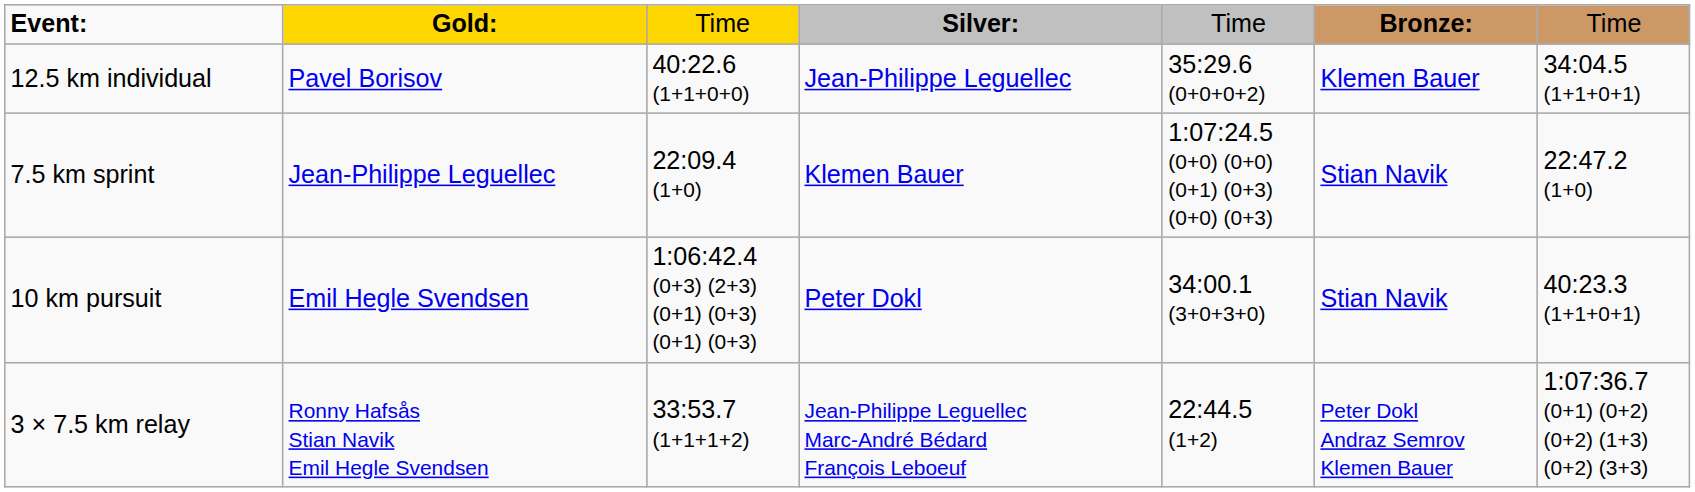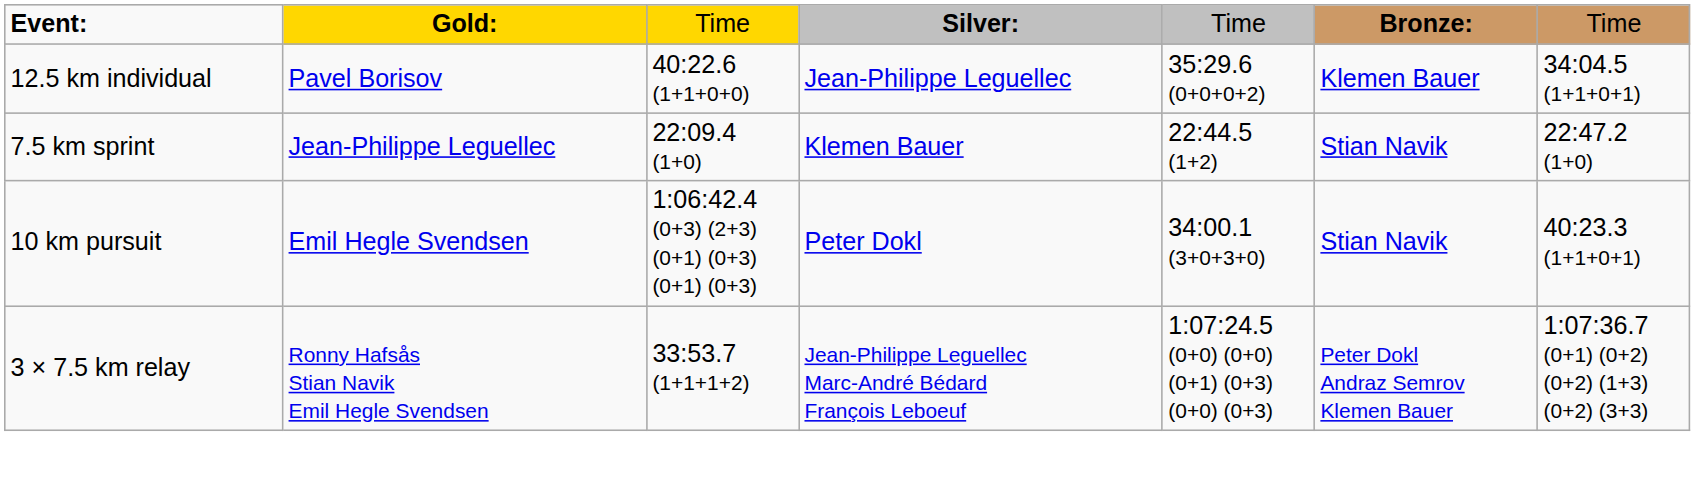(1221, 174) 1:07:24.5 (0+0) (0+0) (0+1) (0+3) (0+0) (0+3) -> (1210, 146) 22:44.5 (1+2)
(1210, 423) 22:44.5 (1+2) -> (1221, 367) 1:07:24.5 (0+0) (0+0) (0+1) (0+3) (0+0) (0+3)
